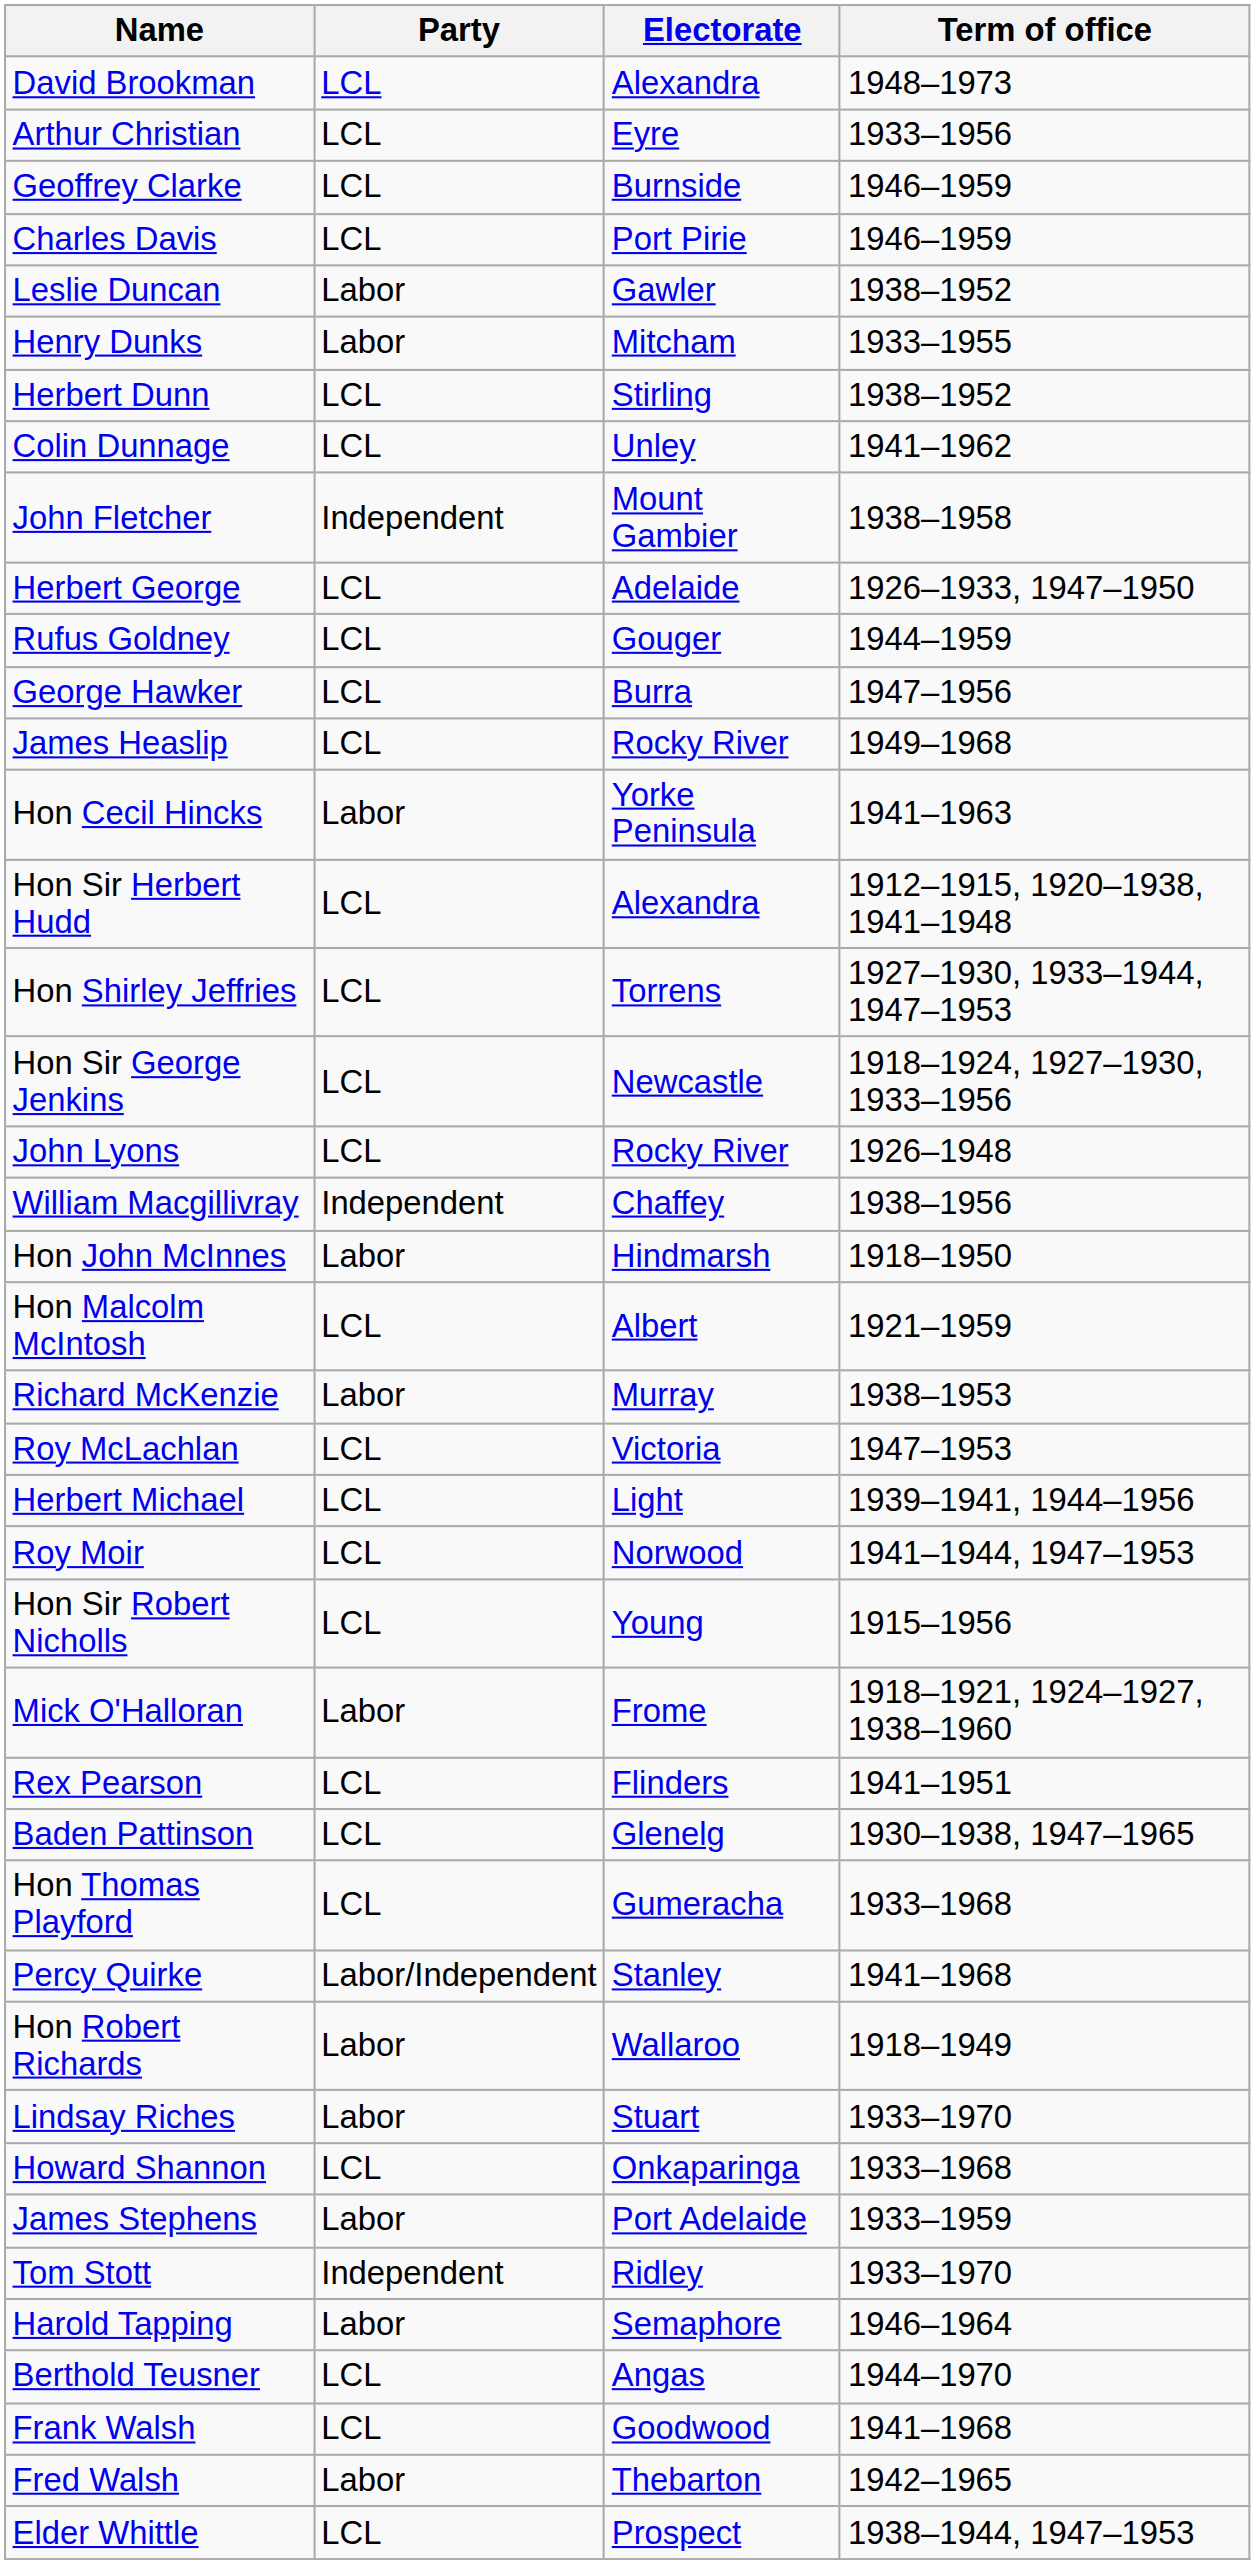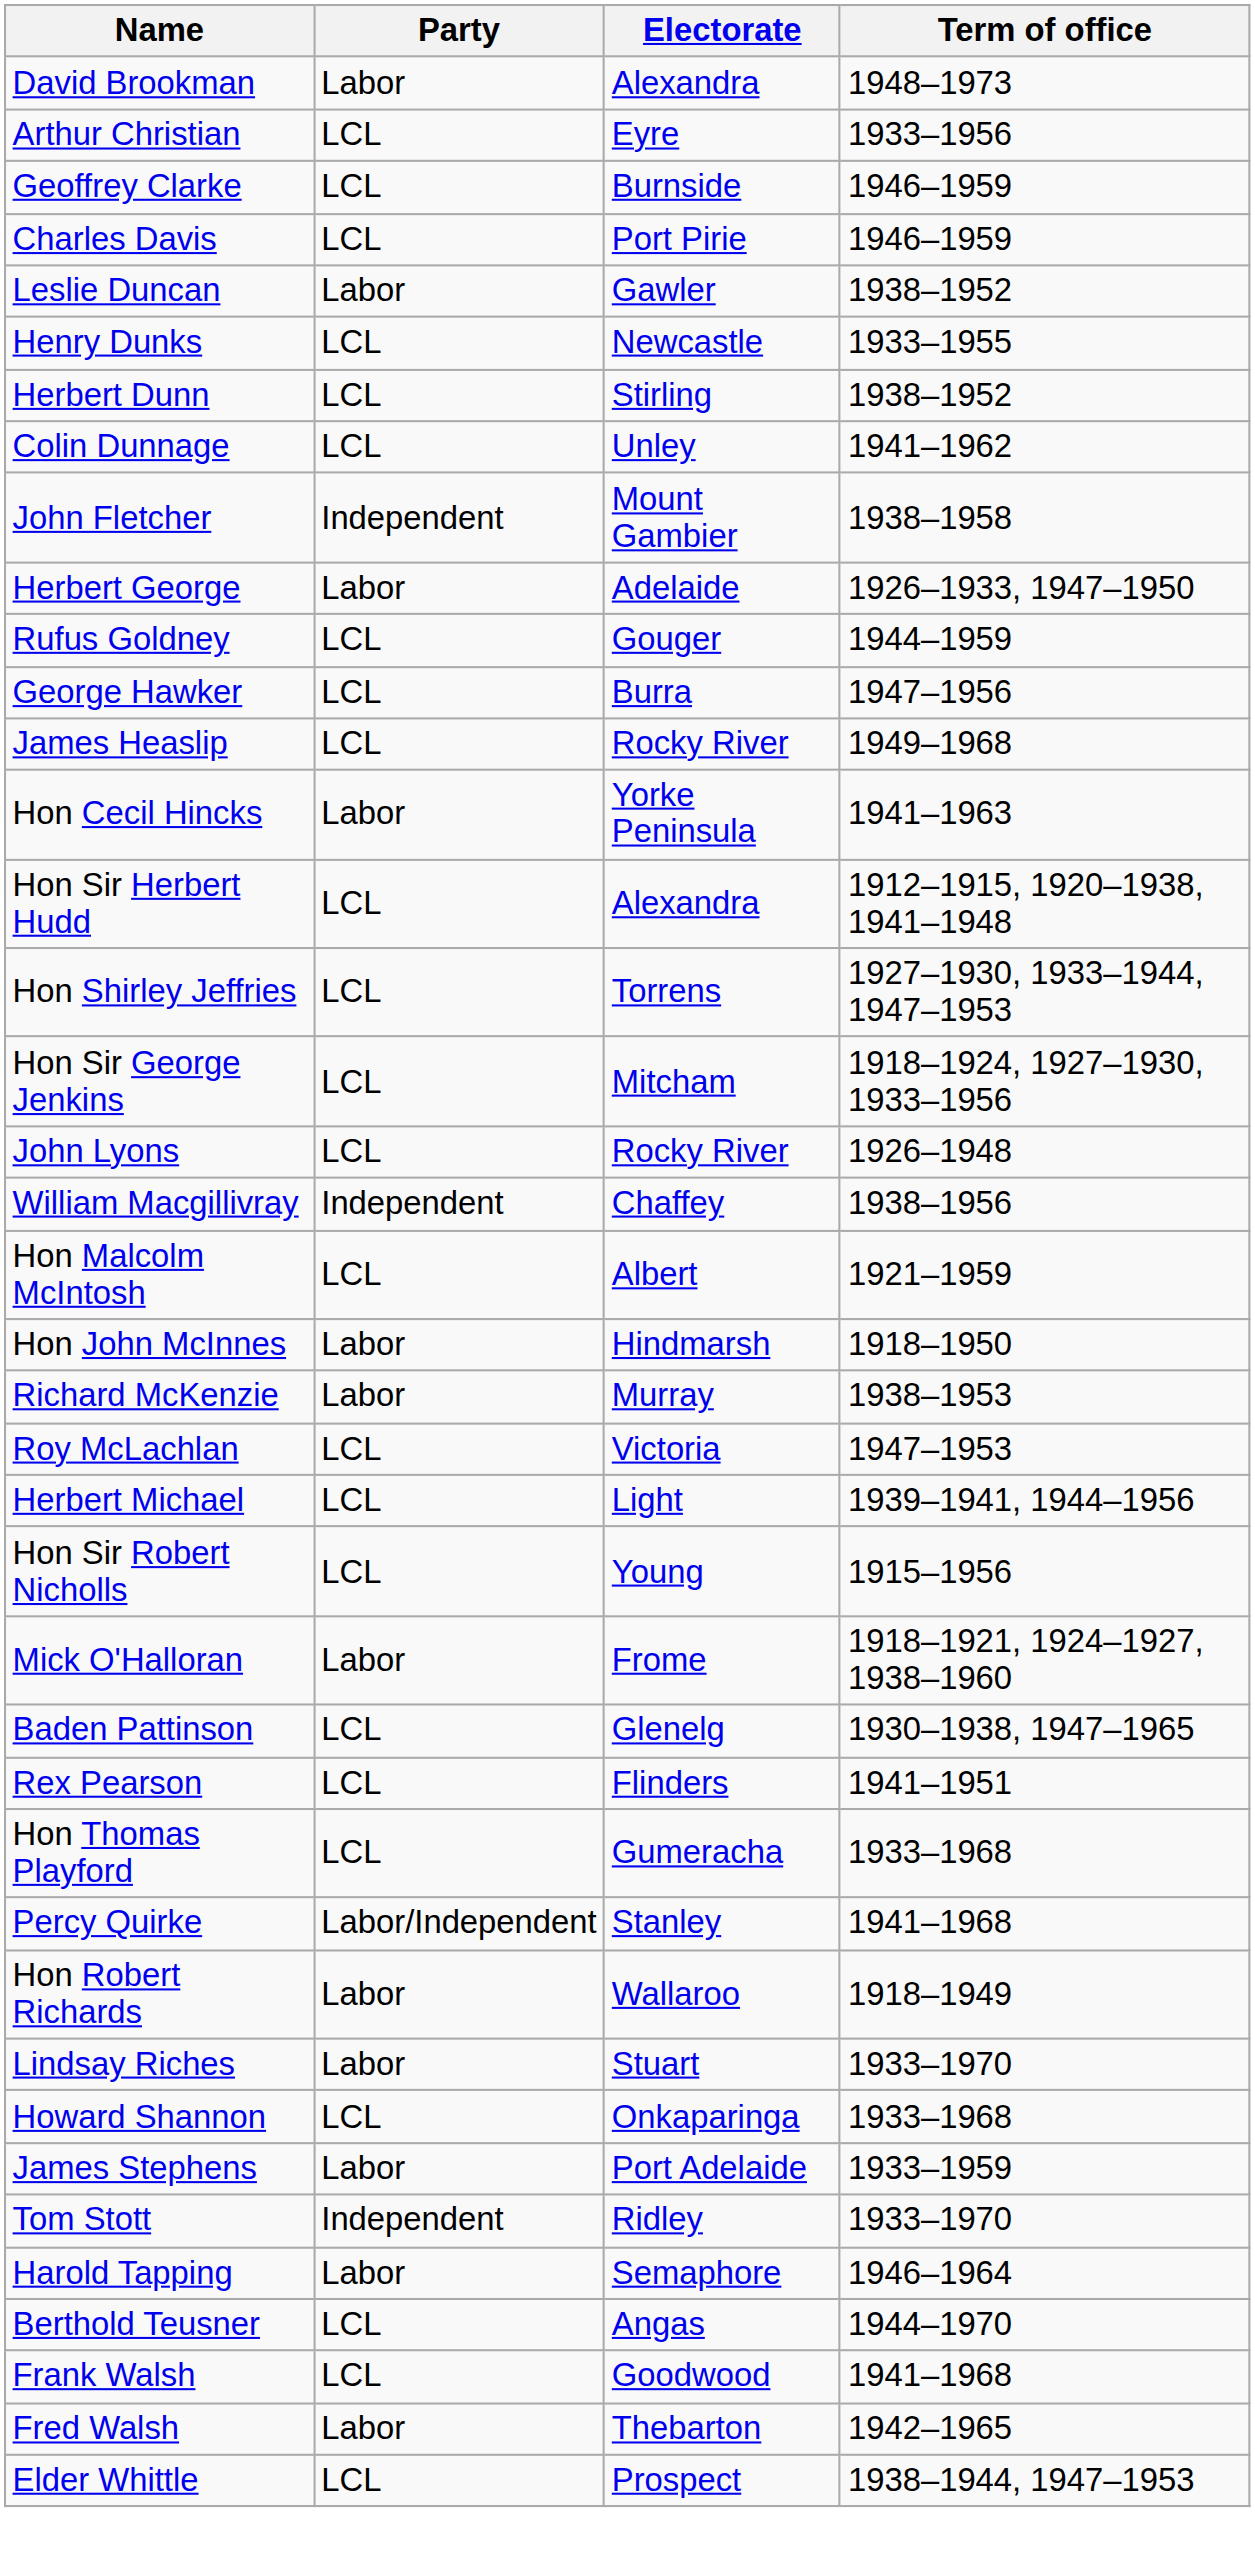(351, 82) LCL -> (363, 82) Labor
(363, 342) Labor -> (351, 342) LCL
(674, 342) Mitcham -> (687, 342) Newcastle
(351, 587) LCL -> (363, 587) Labor
(687, 1080) Newcastle -> (674, 1080) Mitcham
rows swapped: (149, 1255) <-> (108, 1325)
- row: (78, 1552)
rows swapped: (133, 1834) <-> (107, 1782)
